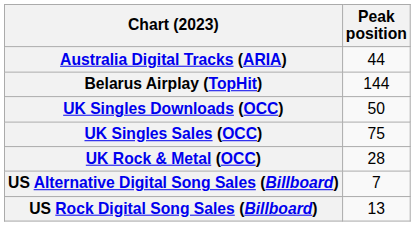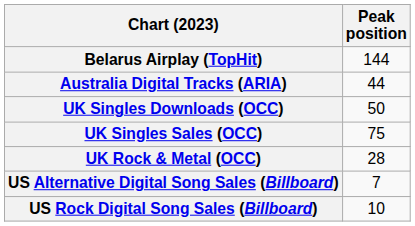rows swapped: (173, 59) <-> (173, 84)
(376, 208) 13 -> (376, 208) 10
